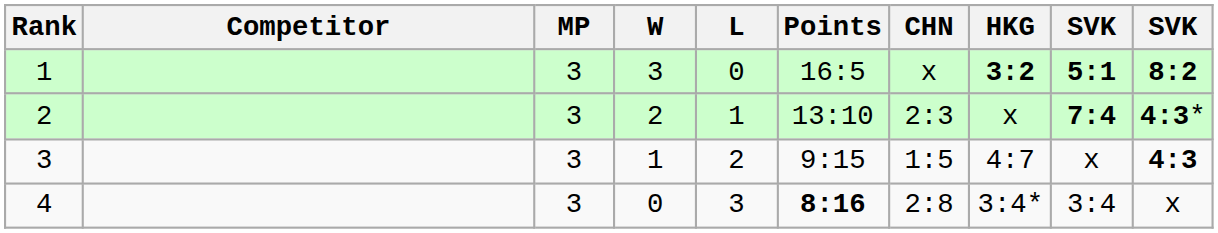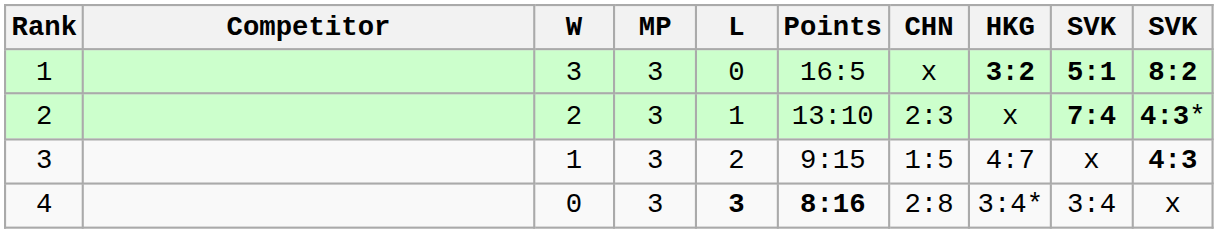columns swapped: (574, 27) <-> (655, 27)
(737, 205) normal -> (737, 205) bold
